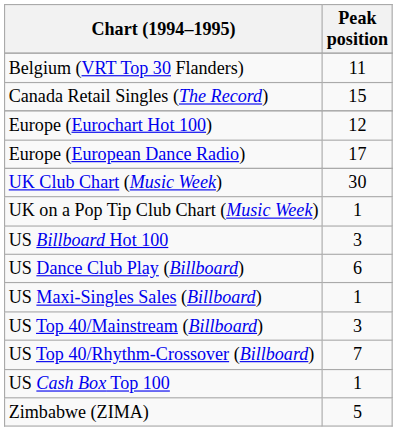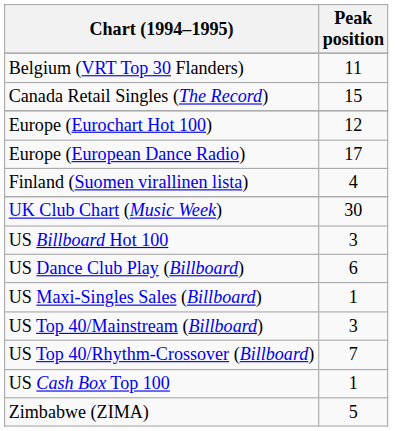+ row: (128, 182)
- row: (164, 211)
